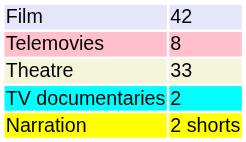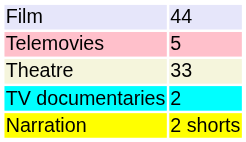(181, 17) 42 -> (181, 17) 44
(176, 44) 8 -> (176, 44) 5
